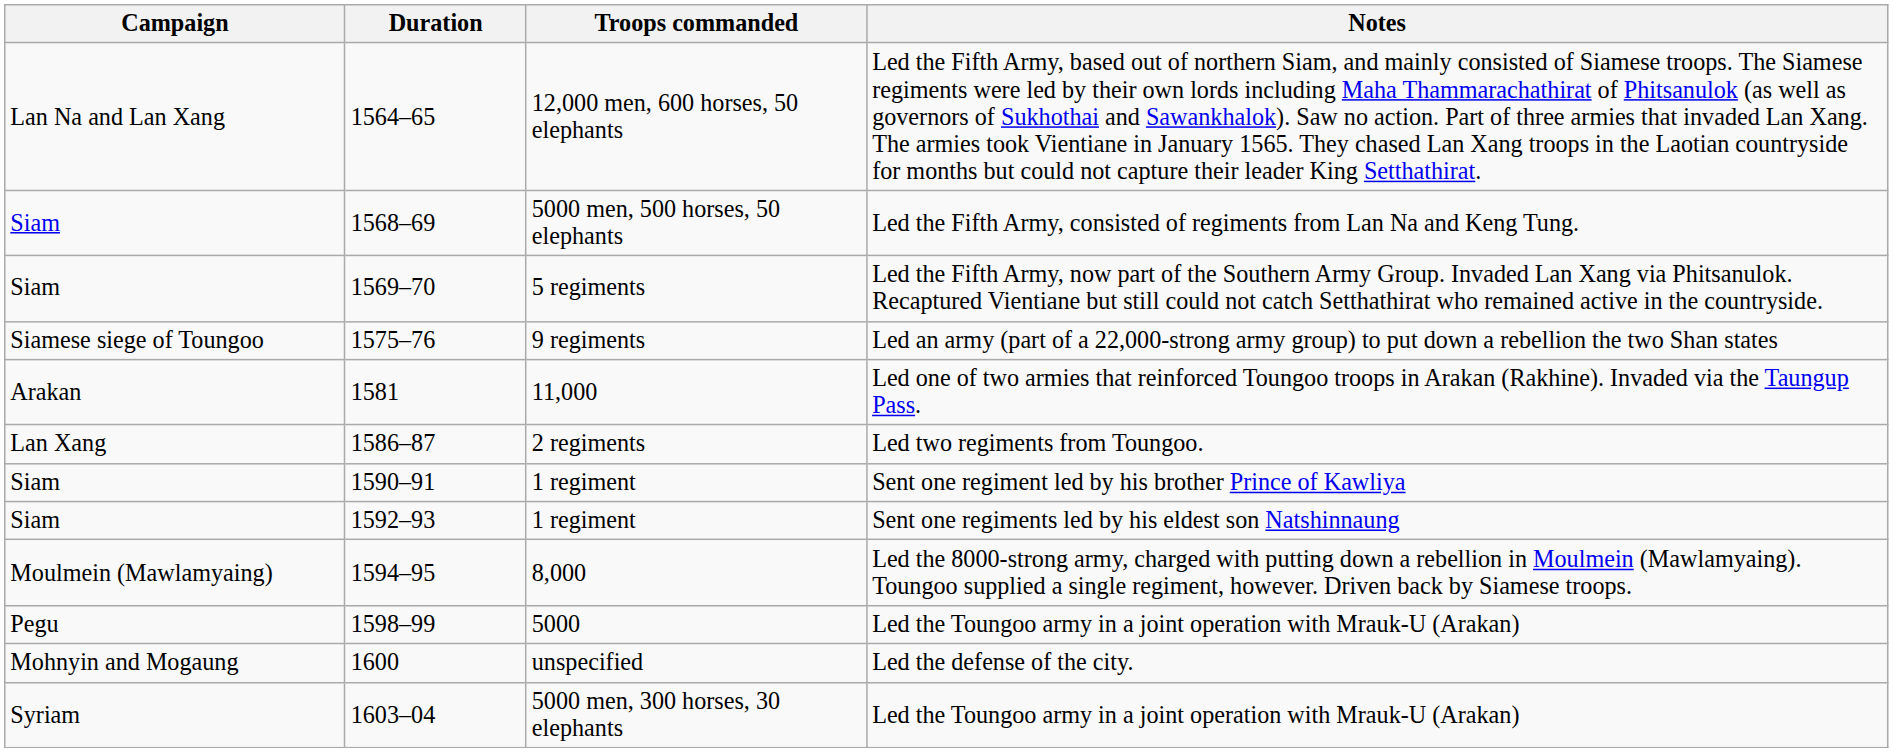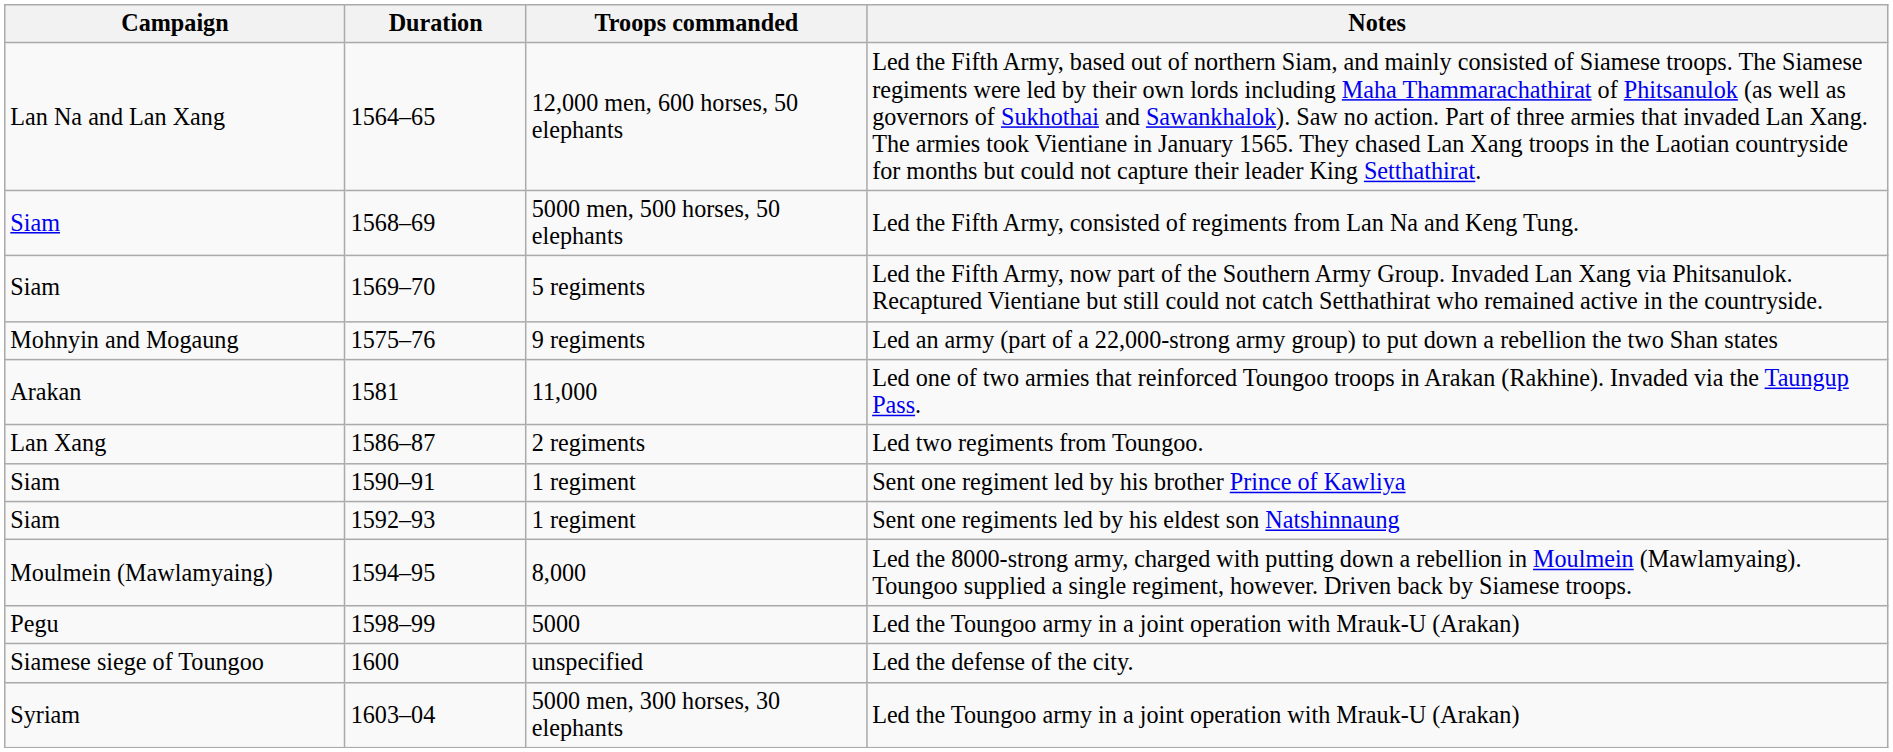(137, 340) Siamese siege of Toungoo -> (124, 340) Mohnyin and Mogaung
(124, 662) Mohnyin and Mogaung -> (137, 662) Siamese siege of Toungoo
